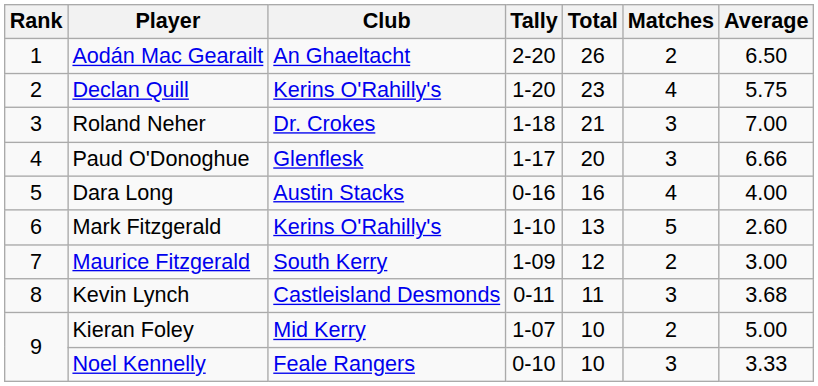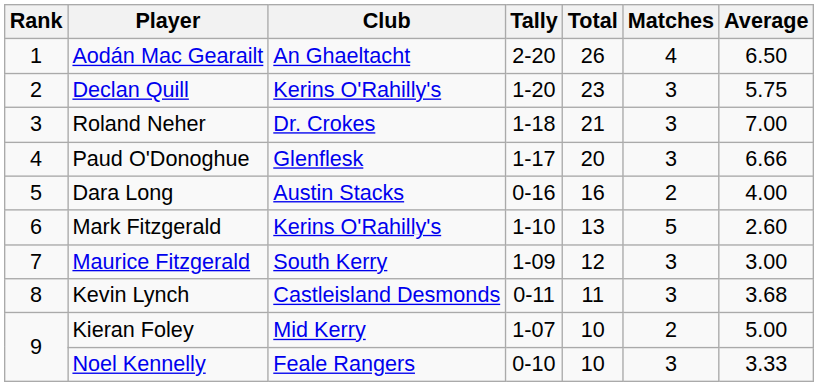(671, 55) 2 -> (671, 55) 4
(671, 90) 4 -> (671, 90) 3
(671, 192) 4 -> (671, 192) 2
(671, 261) 2 -> (671, 261) 3
